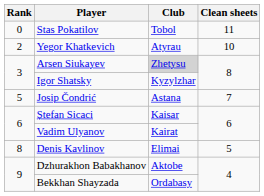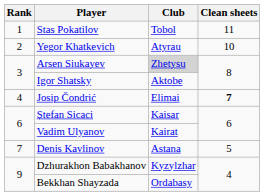(19, 30) 0 -> (19, 30) 1
(173, 81) Kyzylzhar -> (167, 81) Aktobe
(19, 98) 5 -> (19, 98) 4
(166, 98) Astana -> (165, 98) Elimai
(229, 98) normal -> (229, 98) bold
(19, 149) 8 -> (19, 149) 7
(165, 149) Elimai -> (166, 149) Astana
(167, 166) Aktobe -> (173, 166) Kyzylzhar
